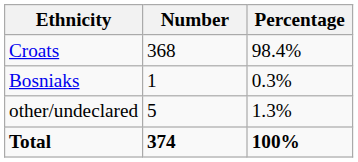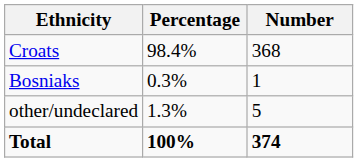columns swapped: (195, 19) <-> (300, 19)
